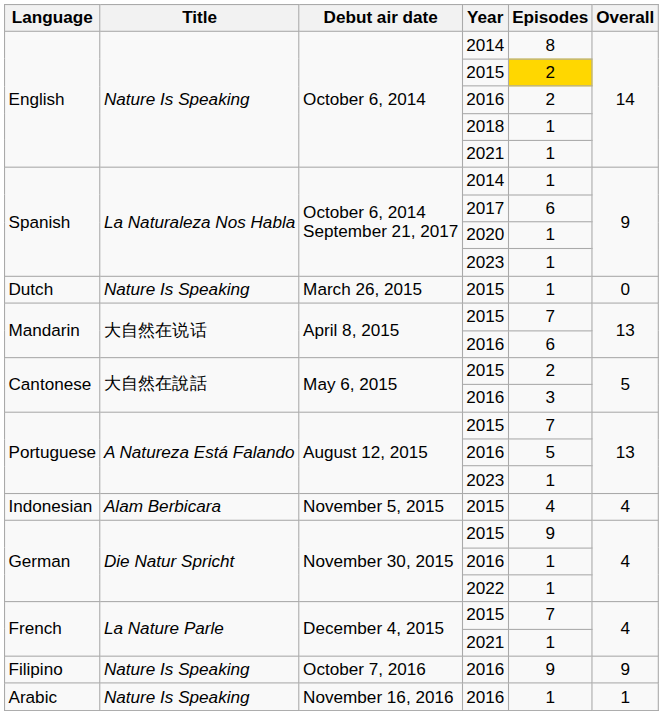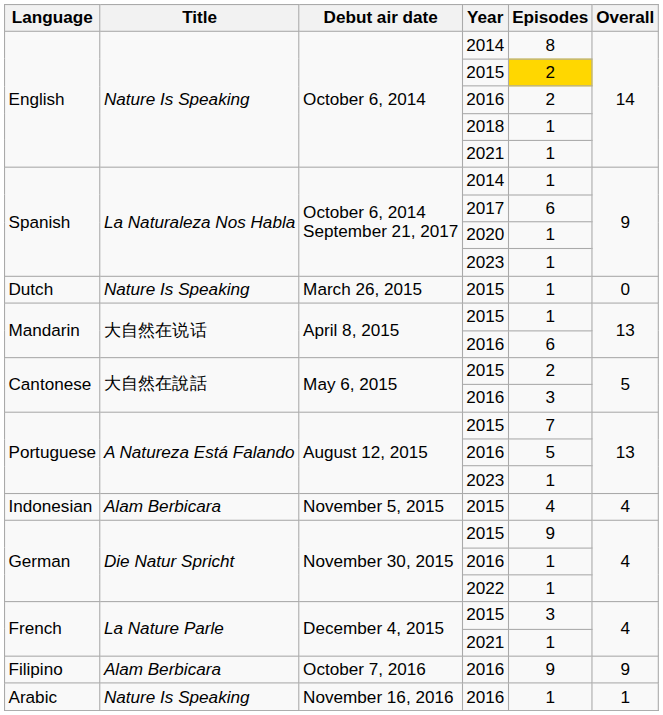(550, 316) 7 -> (550, 316) 1
(550, 615) 7 -> (550, 615) 3
(177, 669) Nature Is Speaking -> (162, 669) Alam Berbicara
